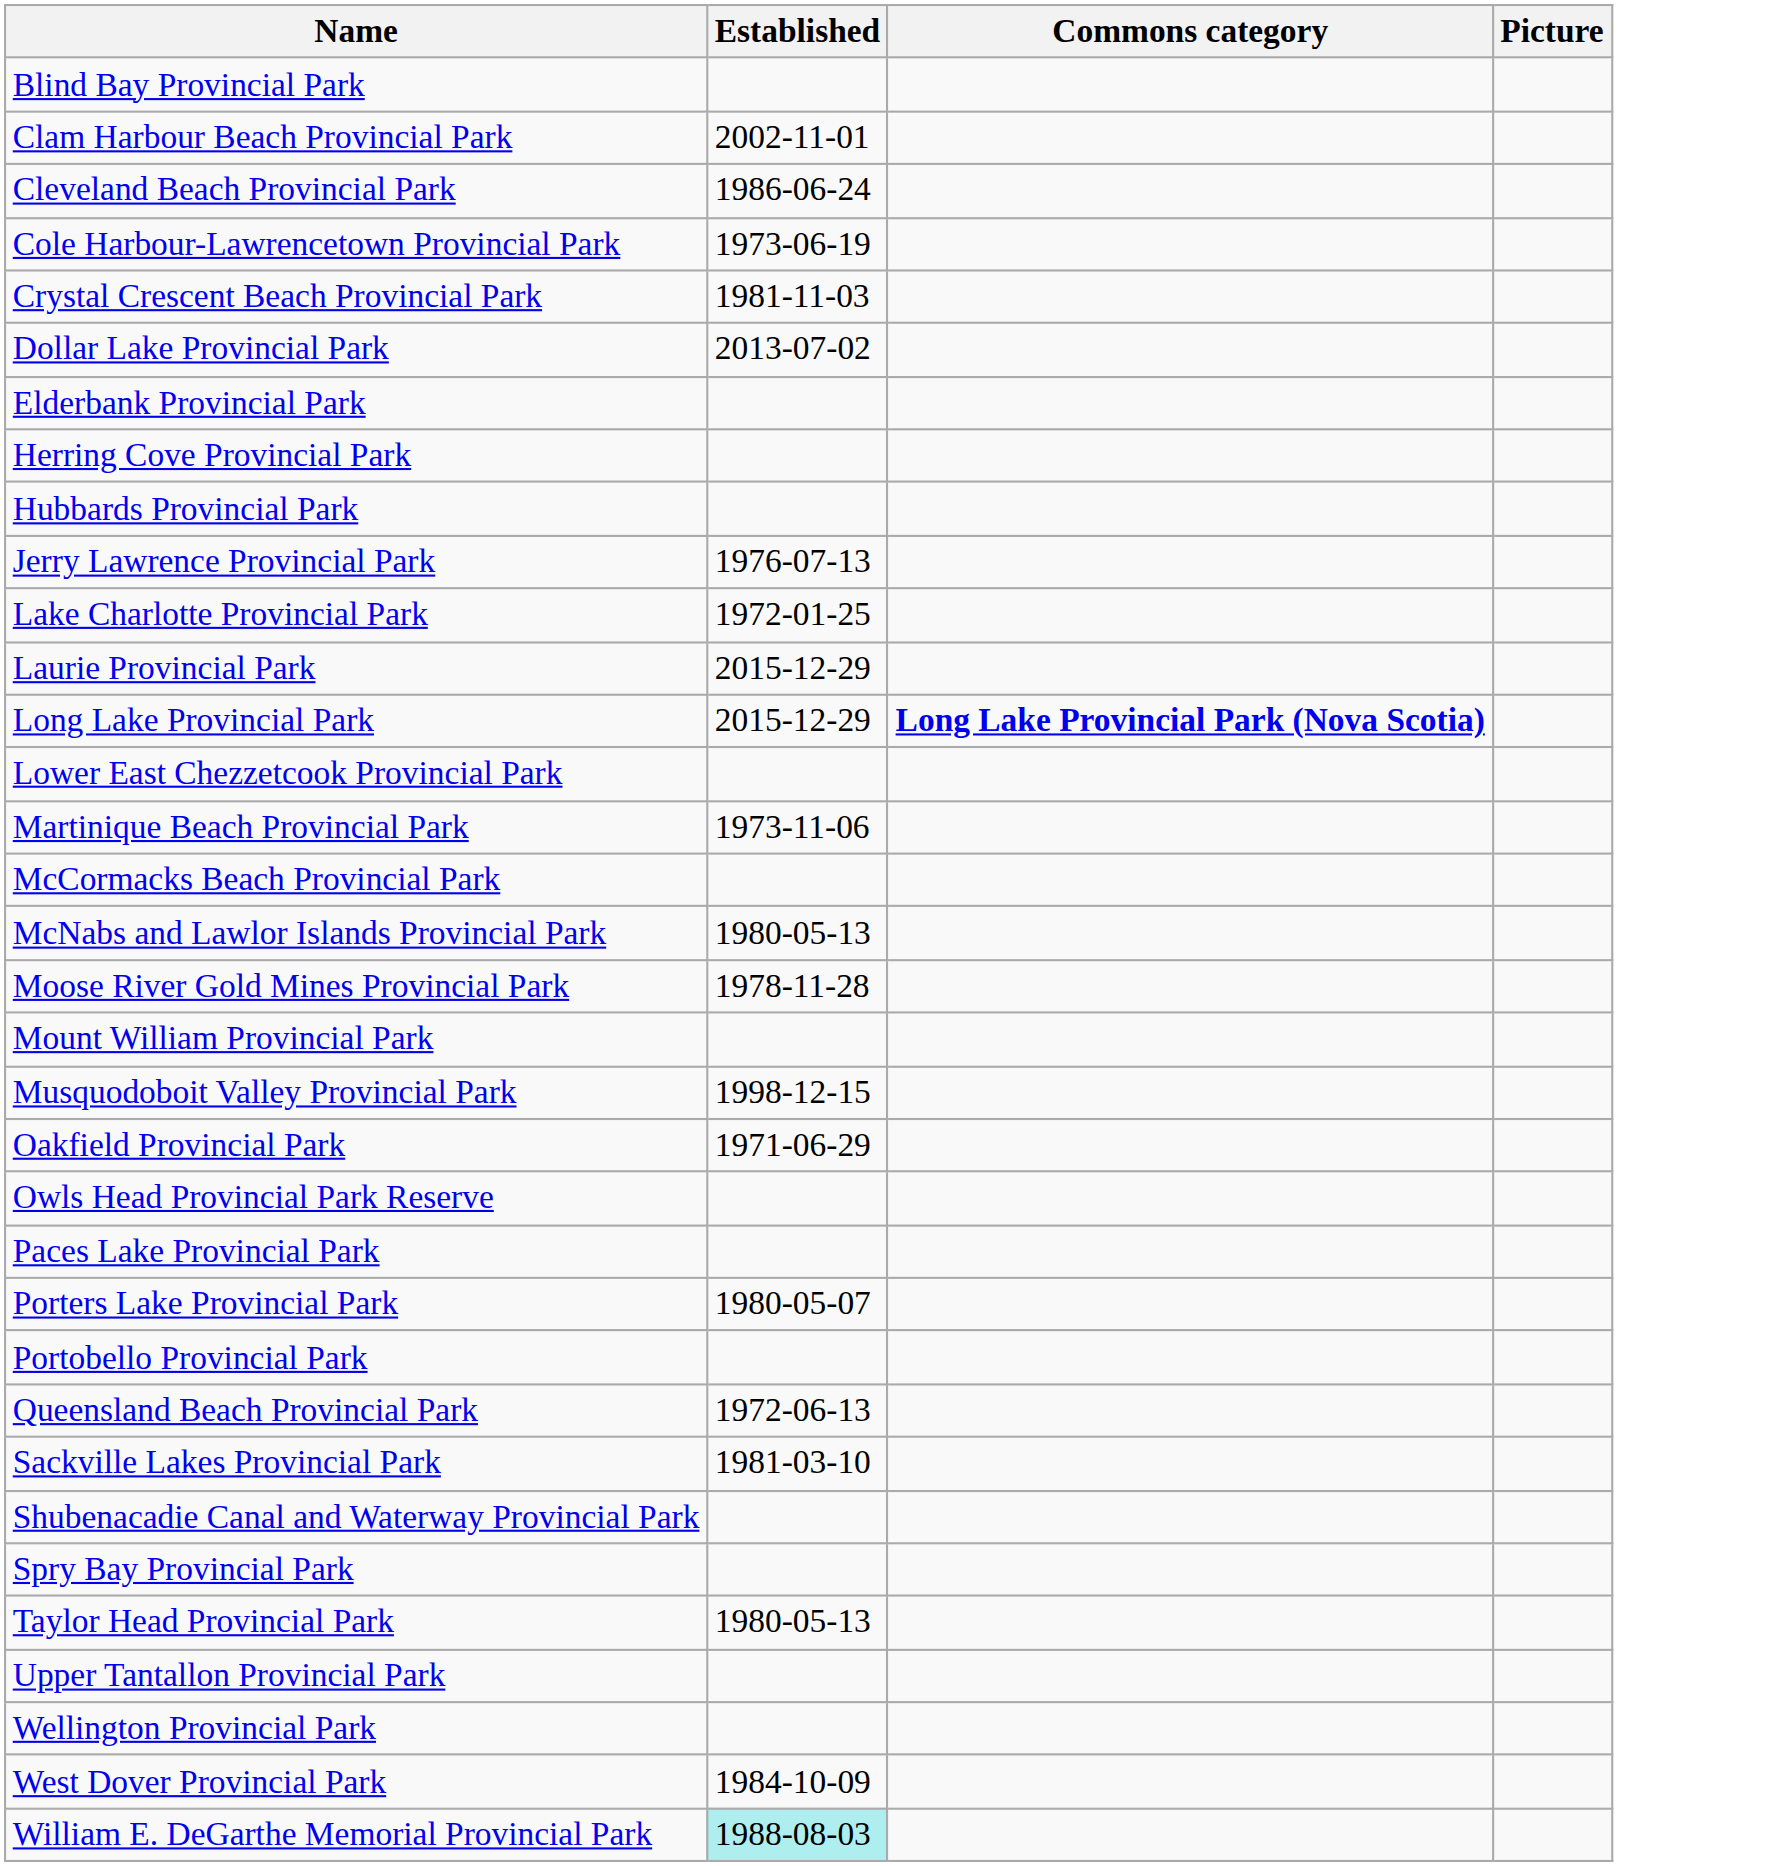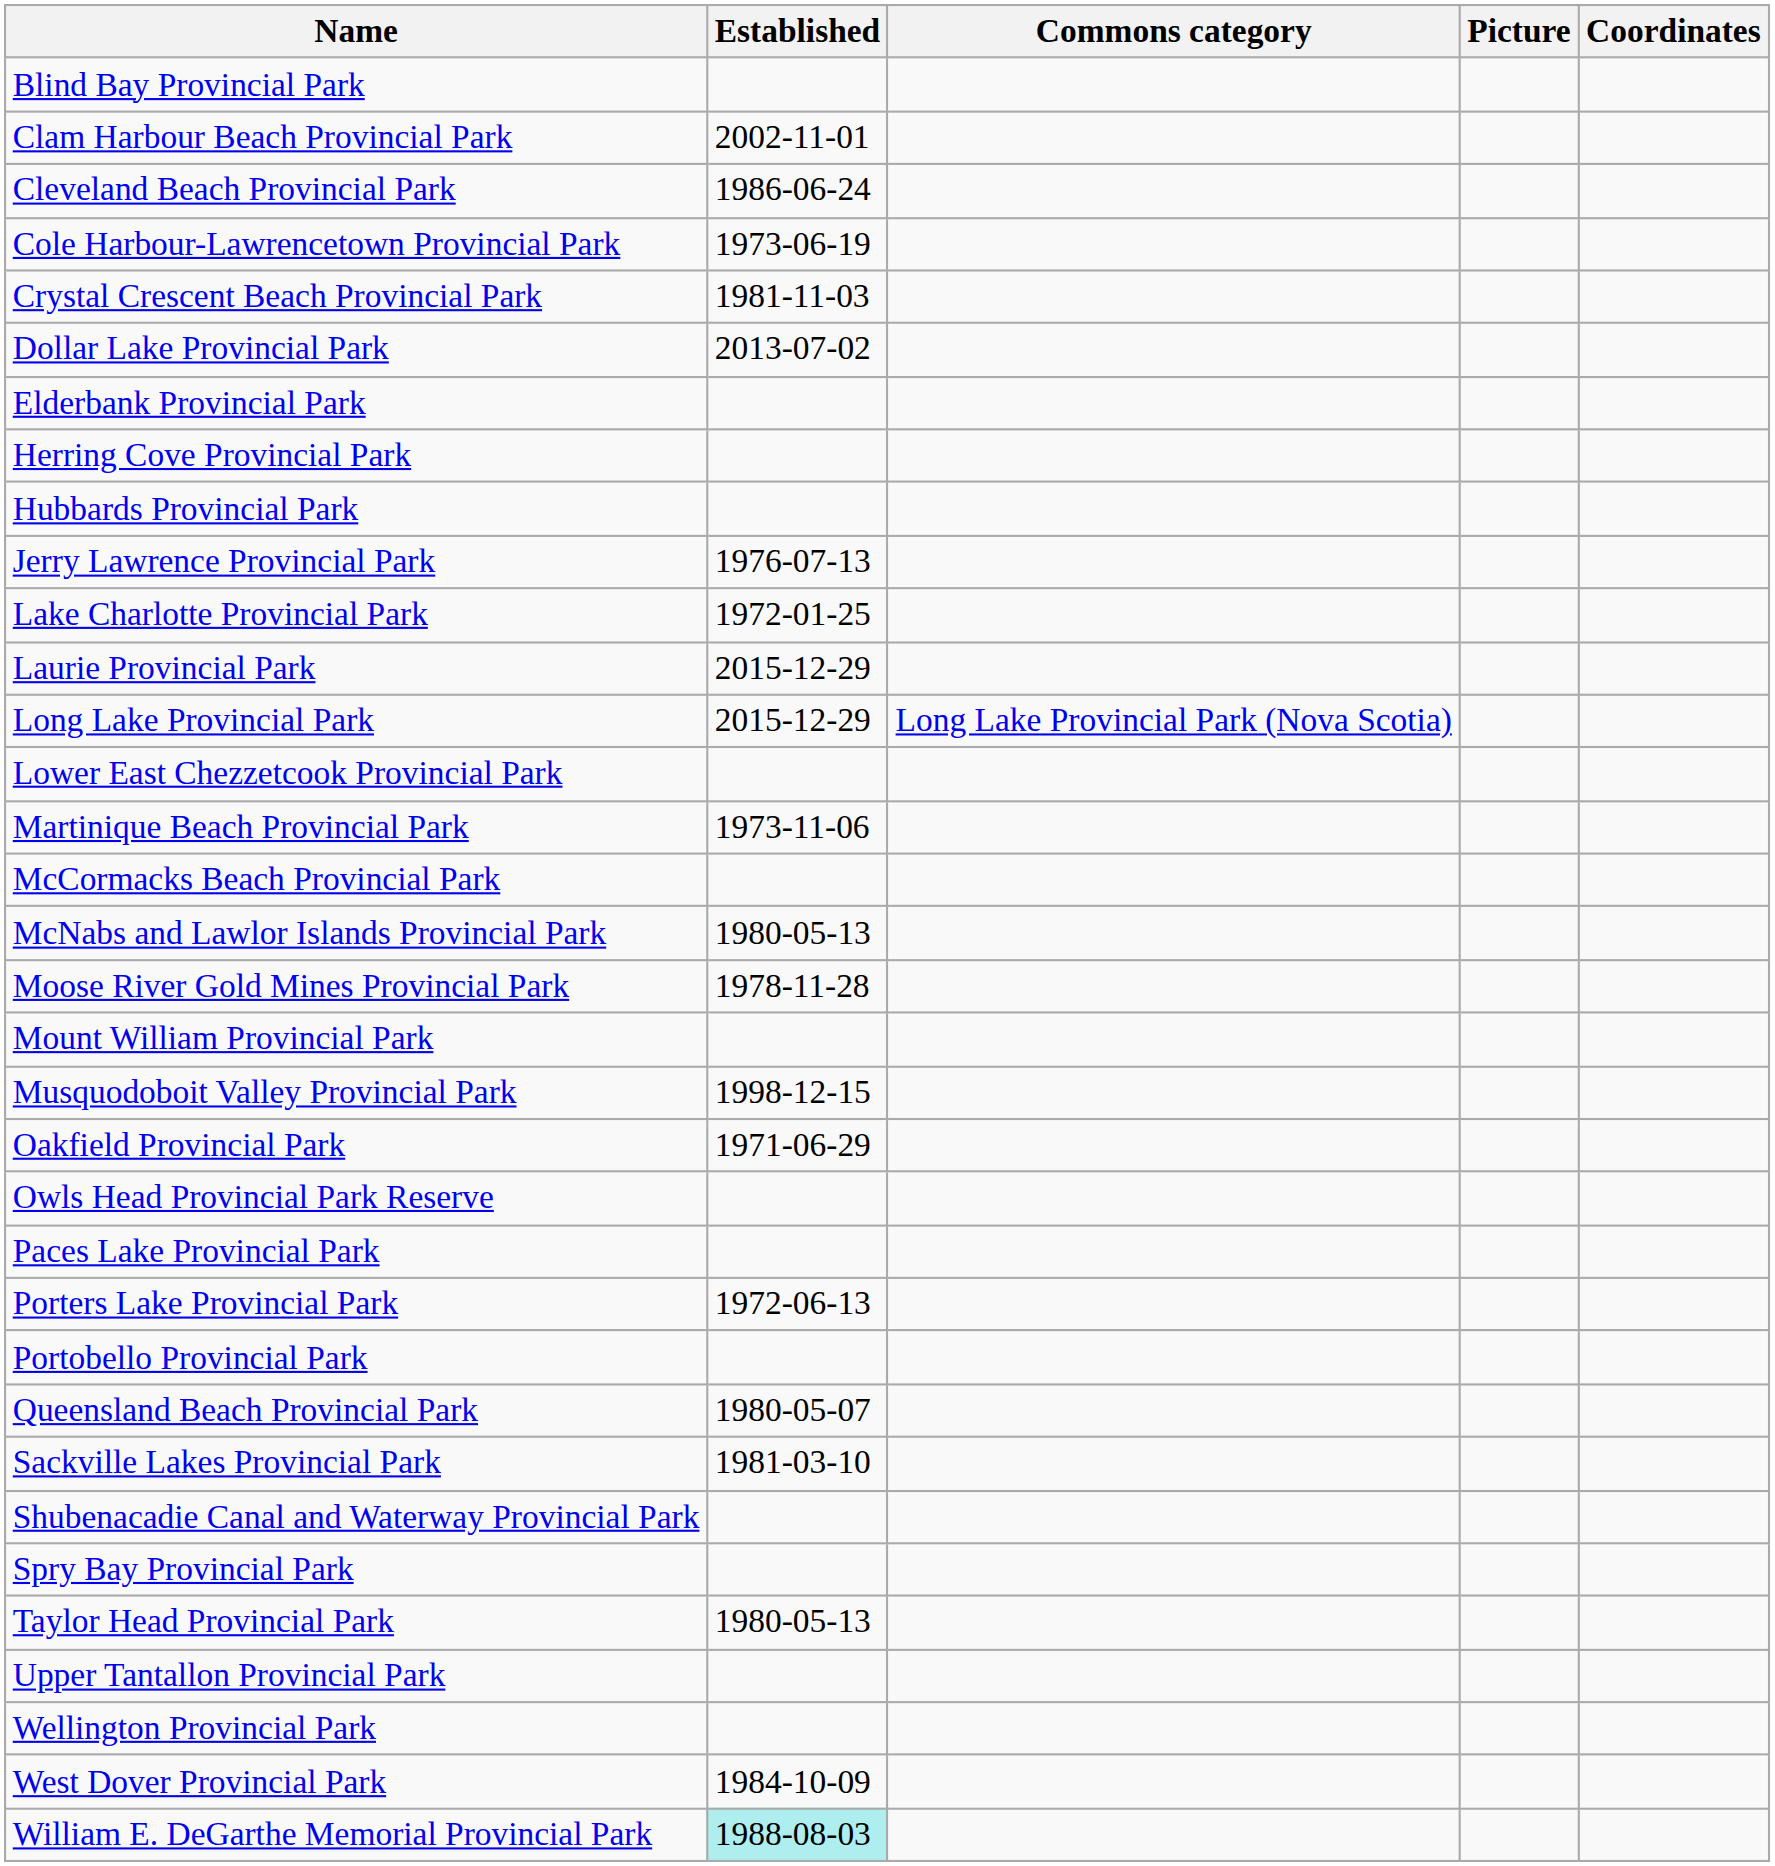+ column: (1673, 31)
(1190, 720) bold -> (1174, 720) normal
(793, 1303) 1980-05-07 -> (793, 1303) 1972-06-13
(793, 1409) 1972-06-13 -> (793, 1409) 1980-05-07
